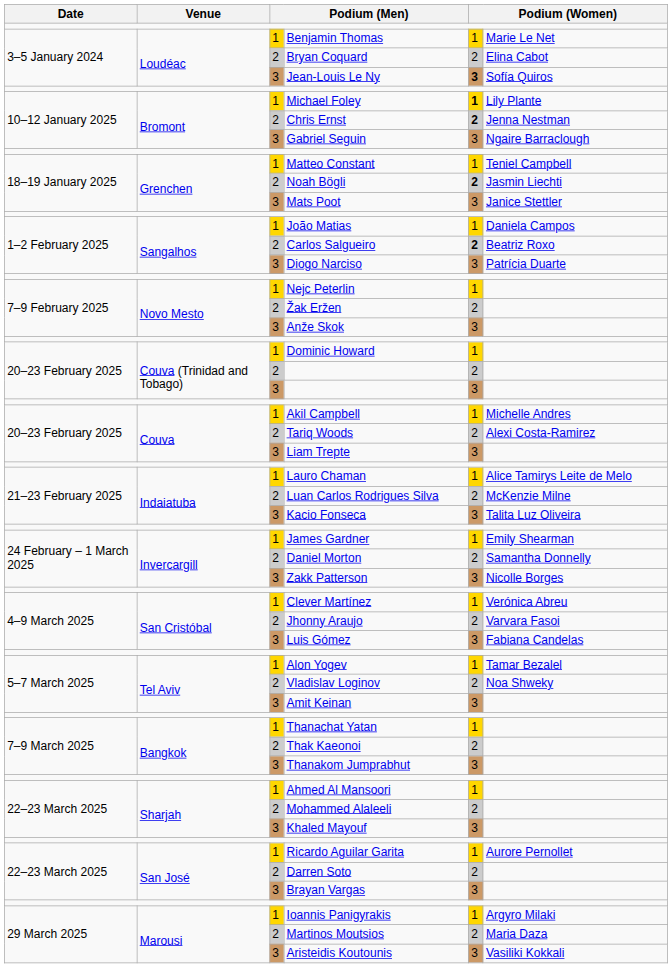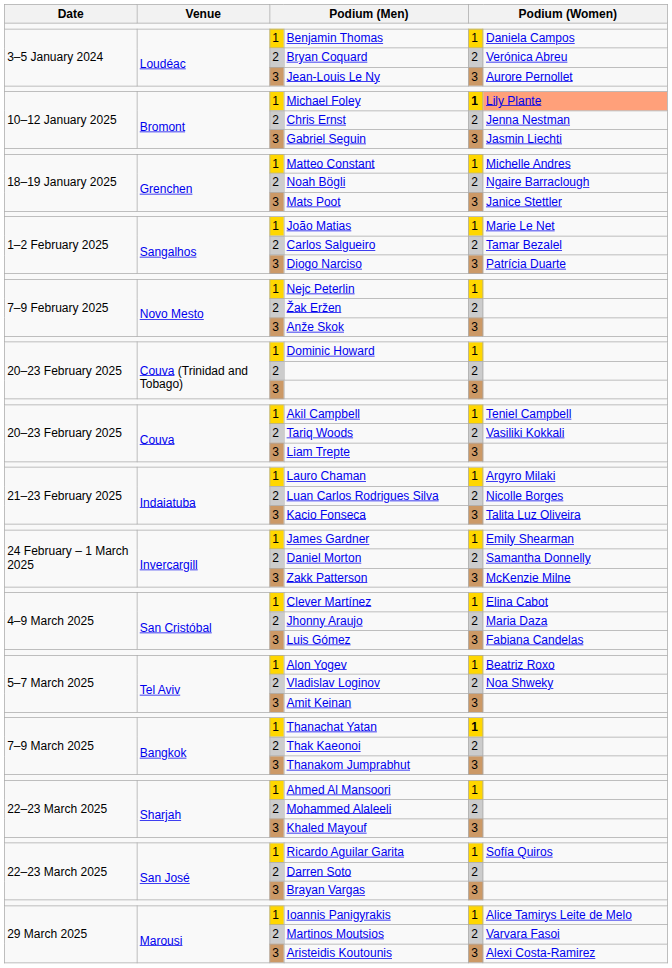(520, 38) Marie Le Net -> (530, 38) Daniela Campos
(517, 57) Elina Cabot -> (527, 57) Verónica Abreu
(474, 76) bold -> (474, 76) normal
(519, 76) Sofía Quiros -> (529, 76) Aurore Pernollet
(514, 101) no background -> (514, 101) lightsalmon background
(474, 120) bold -> (474, 120) normal
(538, 139) Ngaire Barraclough -> (524, 139) Jasmin Liechti
(529, 163) Teniel Campbell -> (528, 163) Michelle Andres
(474, 182) bold -> (474, 182) normal
(524, 182) Jasmin Liechti -> (538, 182) Ngaire Barraclough
(530, 226) Daniela Campos -> (520, 226) Marie Le Net
(474, 245) bold -> (474, 245) normal
(520, 245) Beatriz Roxo -> (524, 245) Tamar Bezalel
(528, 414) Michelle Andres -> (529, 414) Teniel Campbell
(541, 433) Alexi Costa-Ramirez -> (525, 433) Vasiliki Kokkali
(559, 476) Alice Tamirys Leite de Melo -> (521, 476) Argyro Milaki
(528, 495) McKenzie Milne -> (525, 495) Nicolle Borges
(525, 577) Nicolle Borges -> (528, 577) McKenzie Milne
(527, 602) Verónica Abreu -> (517, 602) Elina Cabot
(523, 621) Varvara Fasoi -> (517, 621) Maria Daza
(524, 664) Tamar Bezalel -> (520, 664) Beatriz Roxo
(474, 727) normal -> (474, 727) bold
(529, 852) Aurore Pernollet -> (519, 852) Sofía Quiros
(521, 915) Argyro Milaki -> (559, 915) Alice Tamirys Leite de Melo
(517, 934) Maria Daza -> (523, 934) Varvara Fasoi
(525, 953) Vasiliki Kokkali -> (541, 953) Alexi Costa-Ramirez
